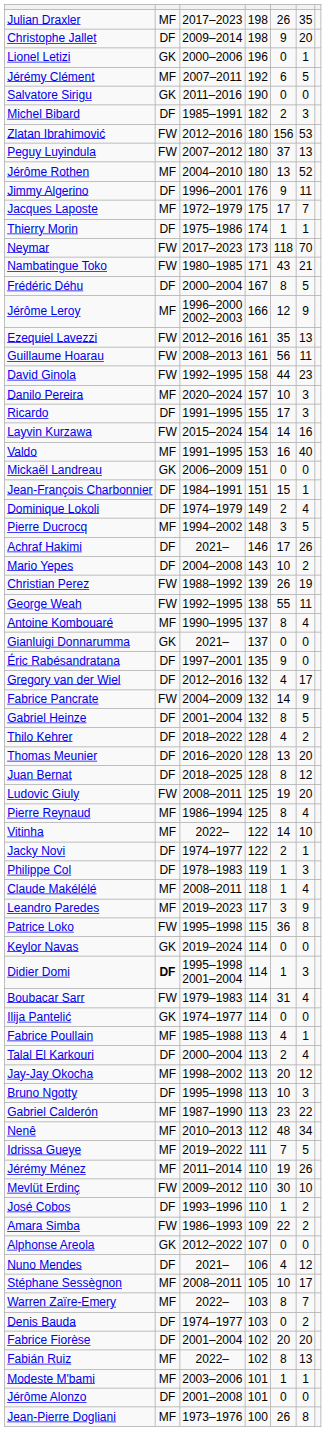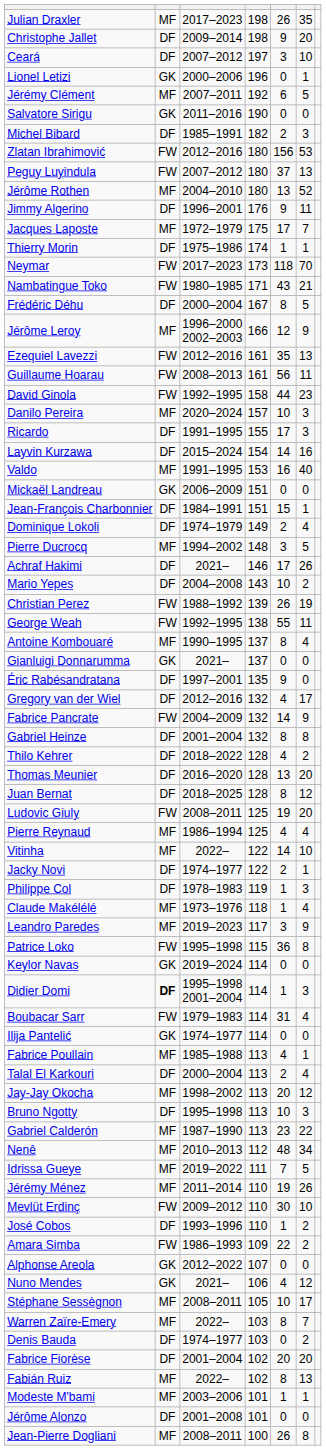+ row: (23, 57)
(167, 432) FW -> (167, 451) DF
(306, 718) 5 -> (306, 737) 8
(283, 813) 8 -> (283, 832) 4
(212, 889) 2008–2011 -> (212, 908) 1973–1976
(167, 1264) DF -> (167, 1283) GK
(212, 1416) 1973–1976 -> (212, 1435) 2008–2011
